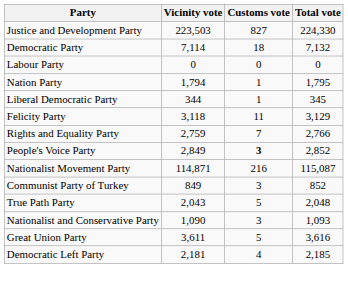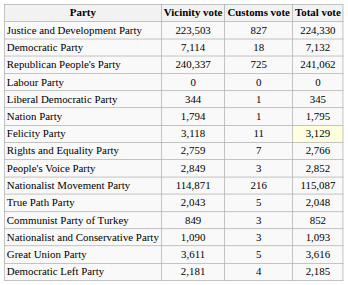+ row: (64, 64)
rows swapped: (34, 82) <-> (62, 99)
(318, 116) no background -> (318, 133) lightyellow background
(259, 151) bold -> (259, 168) normal
rows swapped: (41, 202) <-> (68, 185)
